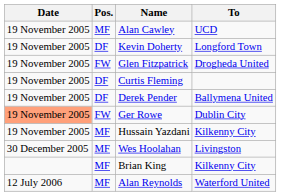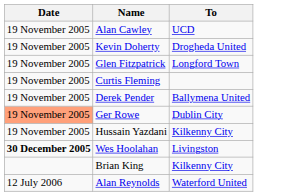- column: (104, 13)
(228, 47) Longford Town -> (209, 47) Drogheda United
(232, 64) Drogheda United -> (206, 64) Longford Town
(48, 149) normal -> (49, 149) bold
